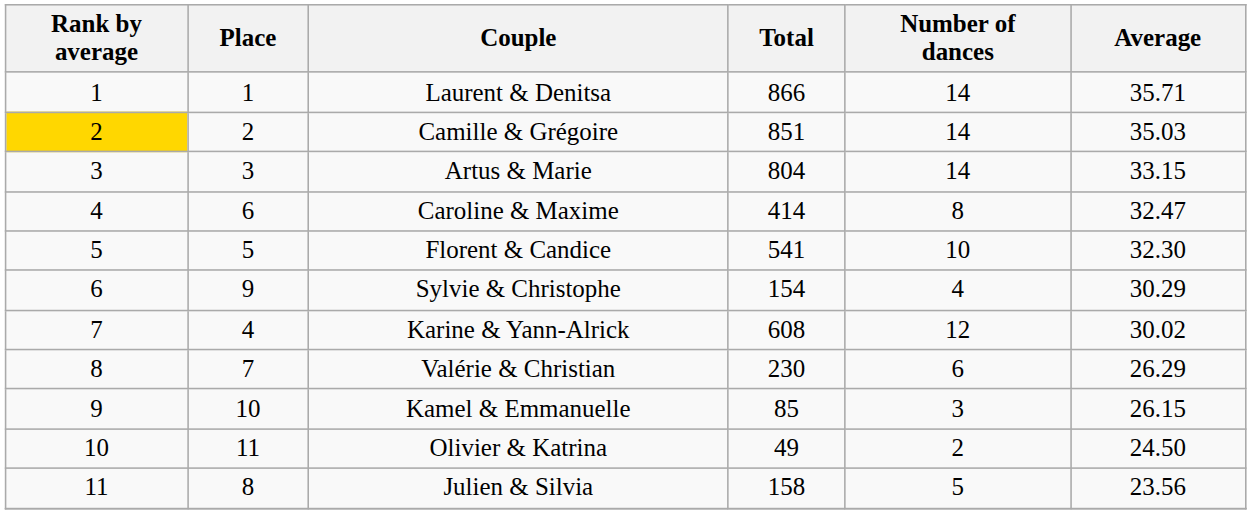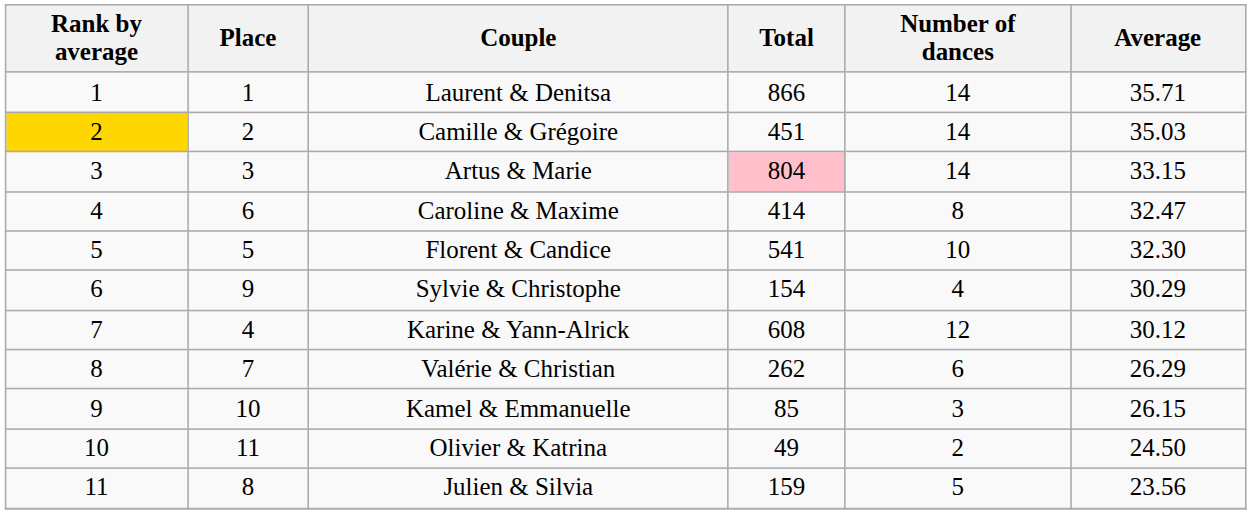(787, 131) 851 -> (787, 131) 451
(787, 171) no background -> (787, 171) pink background
(1158, 329) 30.02 -> (1158, 329) 30.12
(787, 369) 230 -> (787, 369) 262
(787, 487) 158 -> (787, 487) 159
